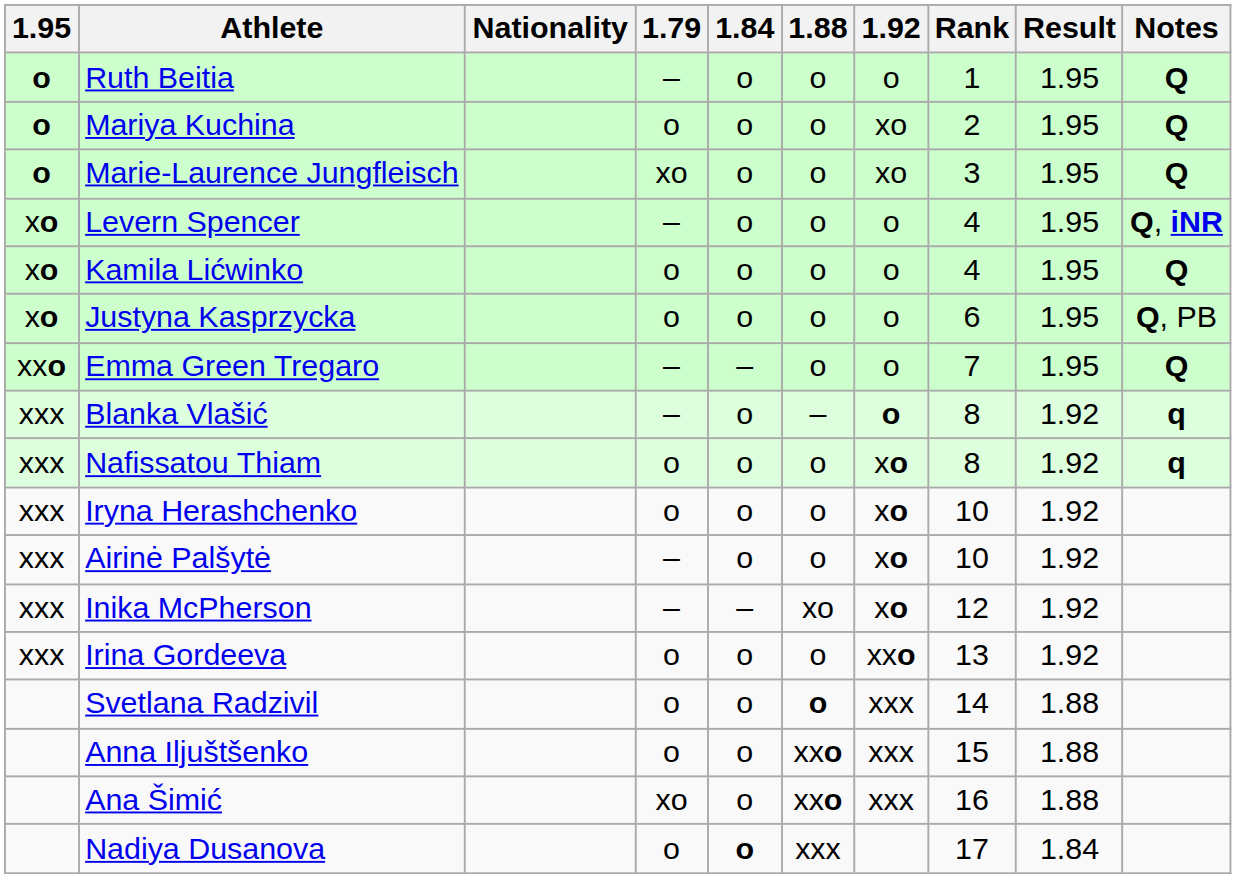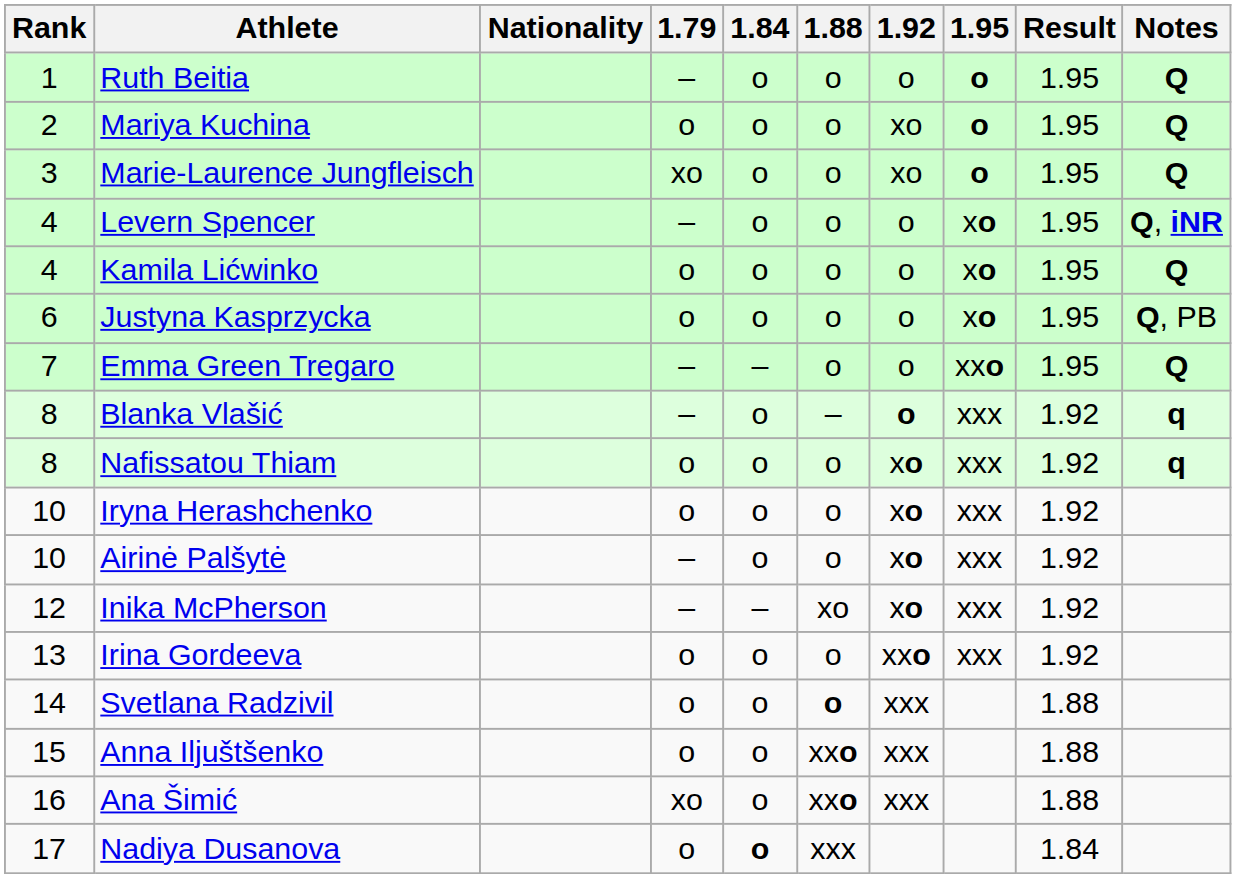columns swapped: (972, 28) <-> (42, 28)
